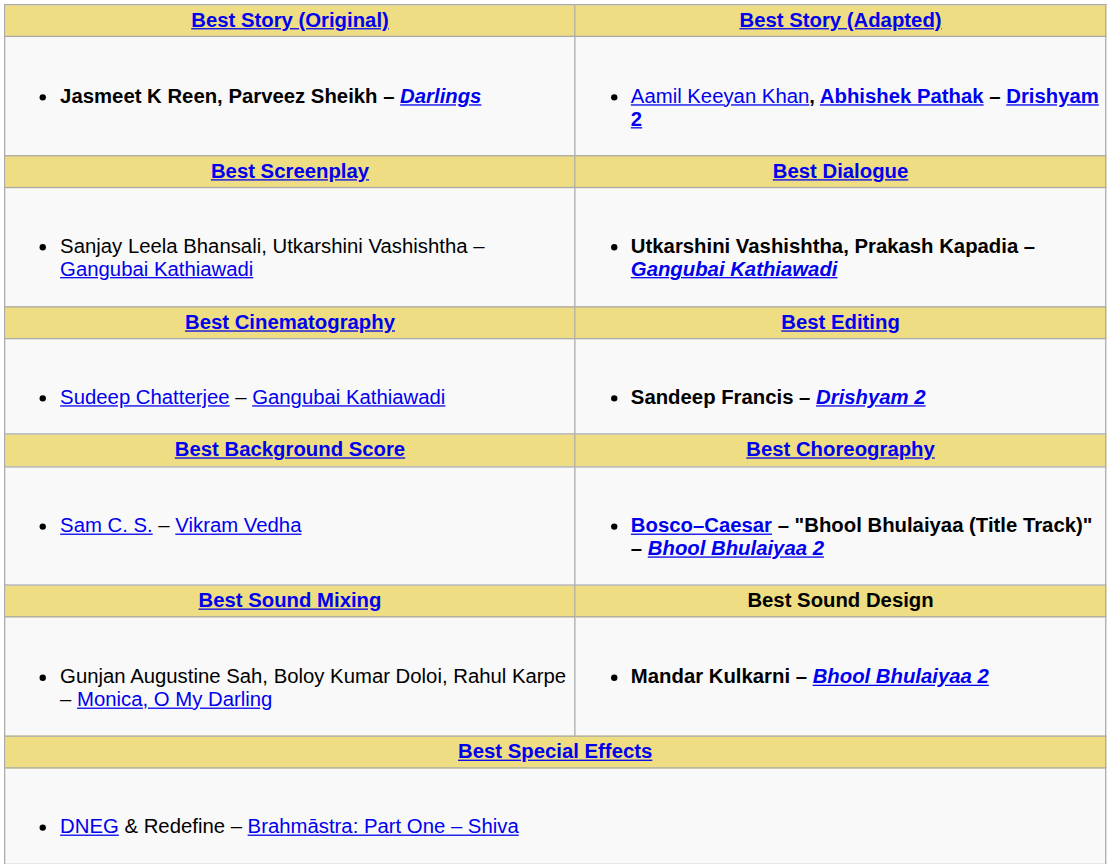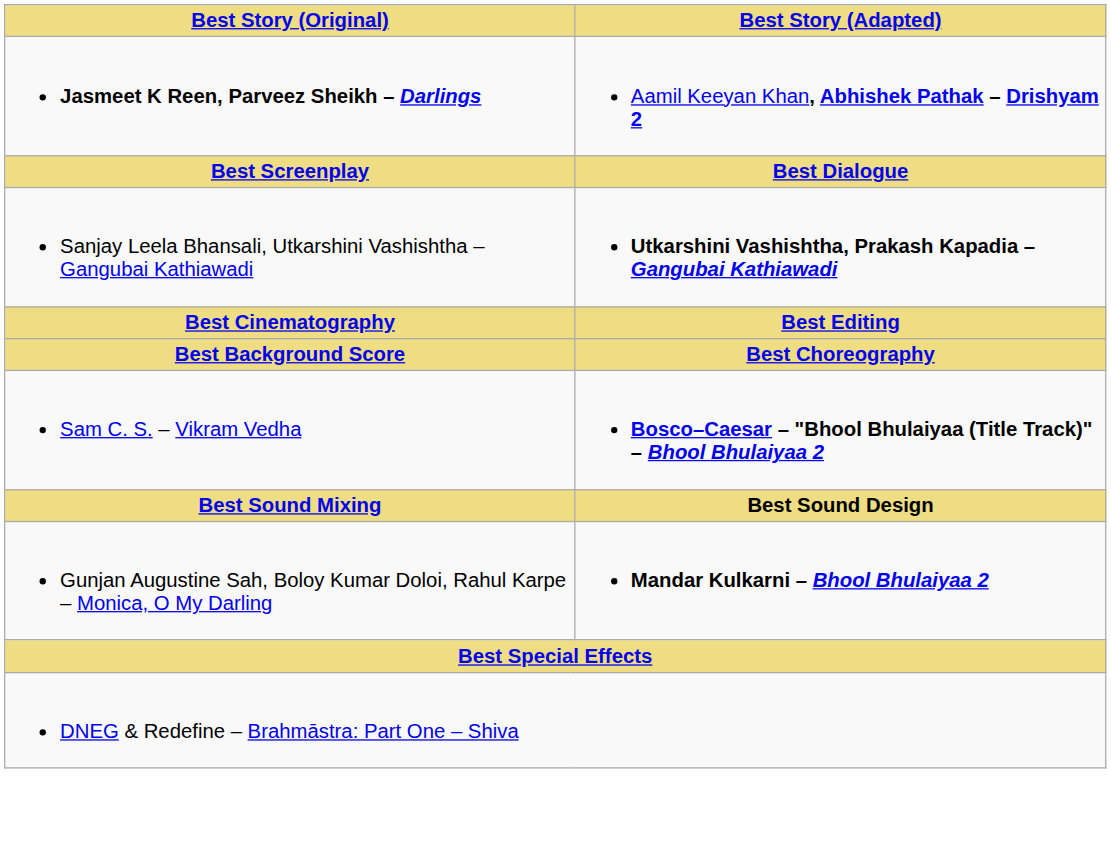- row: (290, 398)
